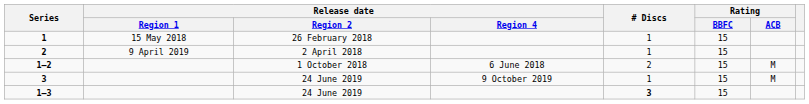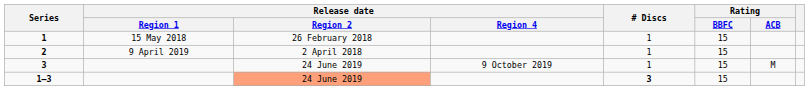- row: (44, 65)
(332, 92) no background -> (332, 79) lightsalmon background
